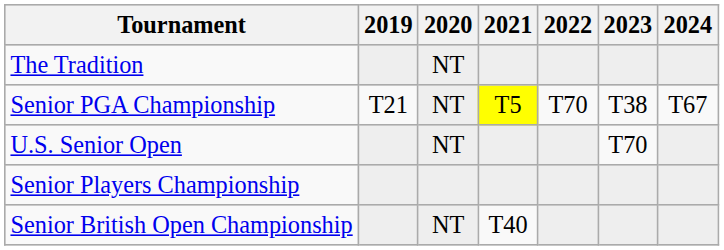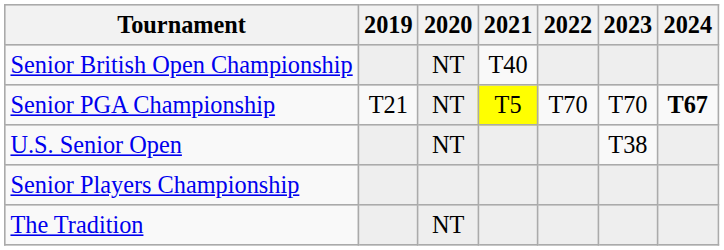rows swapped: (77, 64) <-> (182, 225)
(628, 104) T38 -> (628, 104) T70
(688, 104) normal -> (688, 104) bold
(628, 145) T70 -> (628, 145) T38
